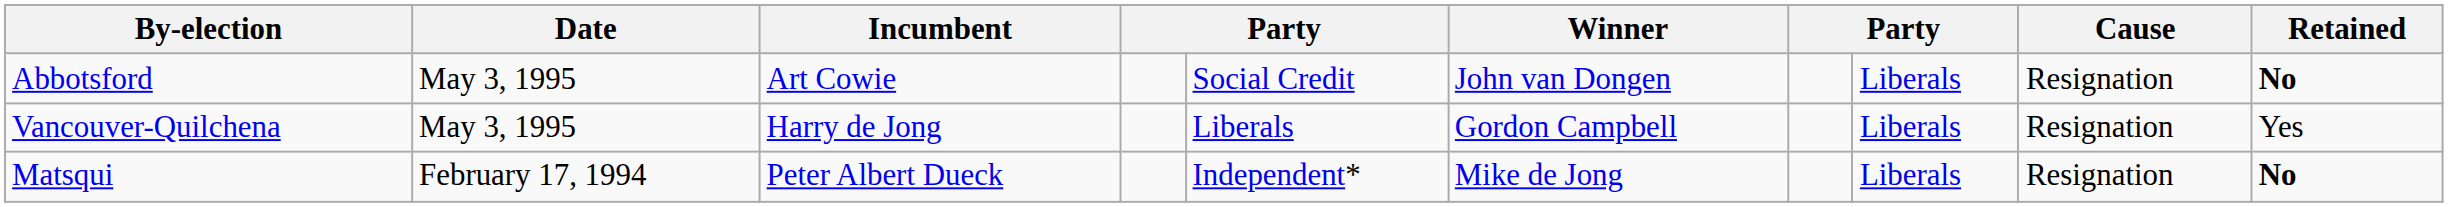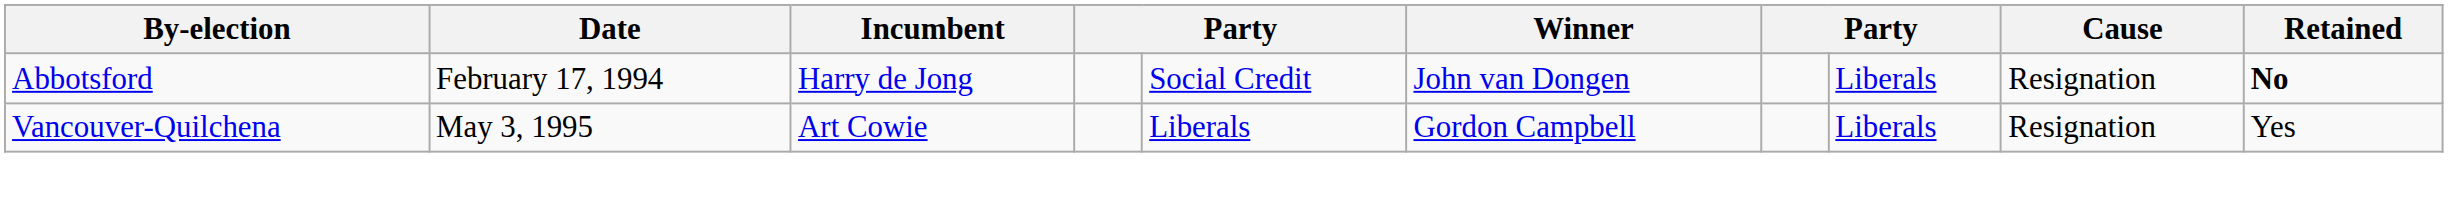(498, 77) May 3, 1995 -> (550, 77) February 17, 1994
(831, 77) Art Cowie -> (886, 77) Harry de Jong
(854, 126) Harry de Jong -> (863, 126) Art Cowie
- row: (63, 175)
